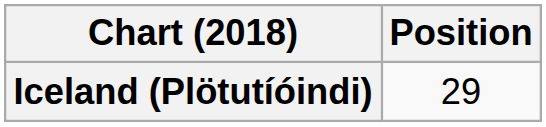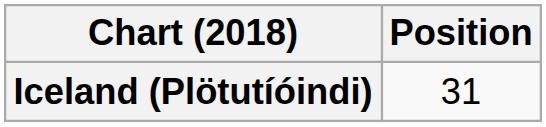(461, 90) 29 -> (461, 90) 31
